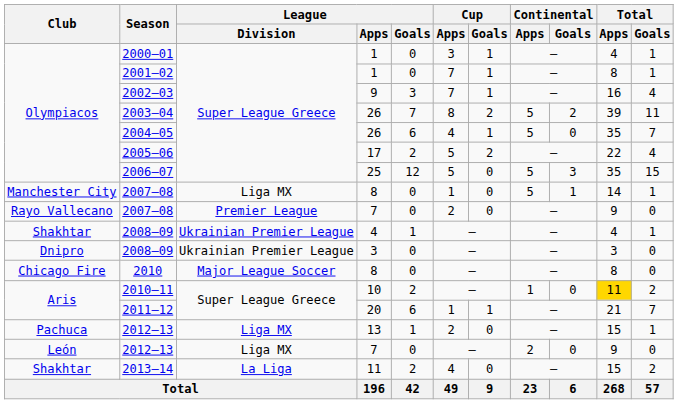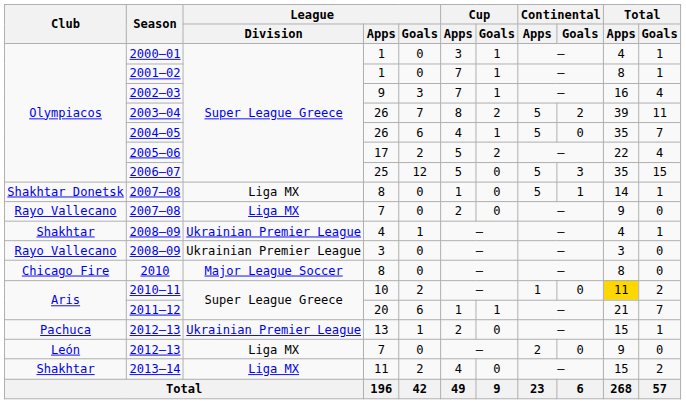(62, 192) Manchester City -> (66, 192) Shakhtar Donetsk
(266, 211) Premier League -> (274, 211) Liga MX
(62, 251) Dnipro -> (66, 251) Rayo Vallecano
(266, 330) Liga MX -> (274, 330) Ukrainian Premier League
(266, 369) La Liga -> (274, 369) Liga MX
